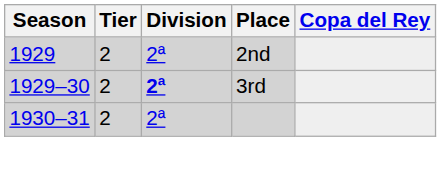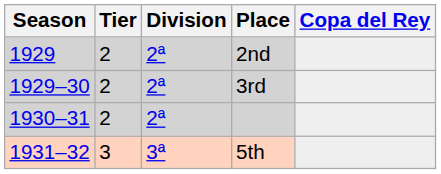(156, 86) bold -> (156, 86) normal
+ row: (250, 151)
